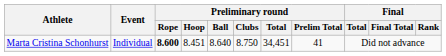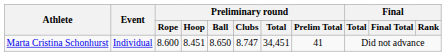(168, 43) bold -> (168, 43) normal
(220, 43) 8.640 -> (220, 43) 8.650
(247, 43) 8.750 -> (247, 43) 8.747
